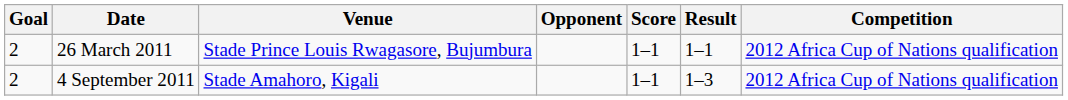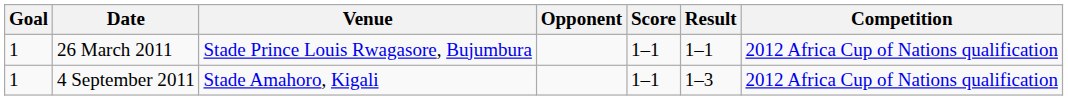(14, 49) 2 -> (14, 49) 1
(14, 79) 2 -> (14, 79) 1
